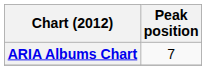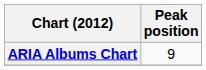(171, 53) 7 -> (171, 53) 9
